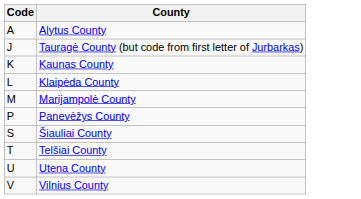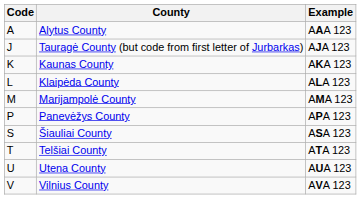+ column: (331, 13)
